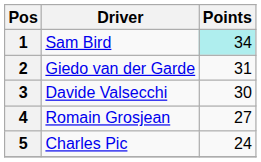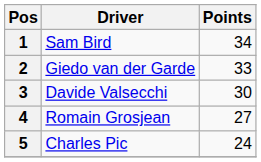(243, 42) paleturquoise background -> (243, 42) no background
(243, 67) 31 -> (243, 67) 33
